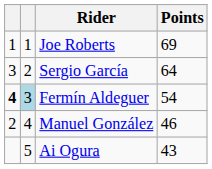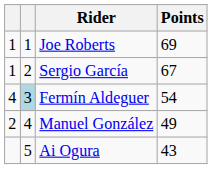(12, 71) 3 -> (12, 71) 1
(169, 71) 64 -> (169, 71) 67
(12, 97) bold -> (12, 97) normal
(169, 124) 46 -> (169, 124) 49
